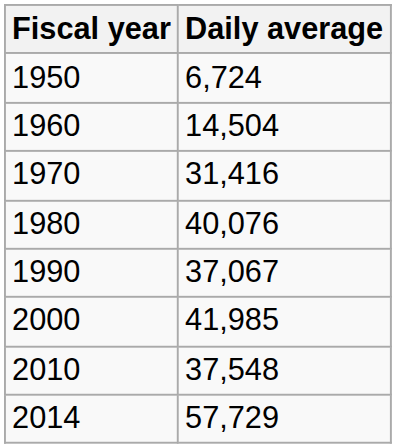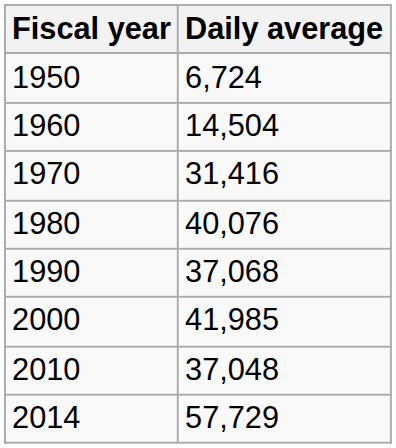(232, 272) 37,067 -> (232, 272) 37,068
(232, 369) 37,548 -> (232, 369) 37,048
